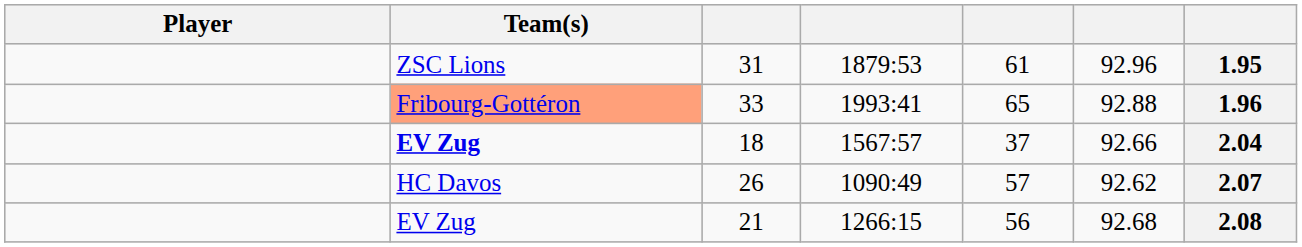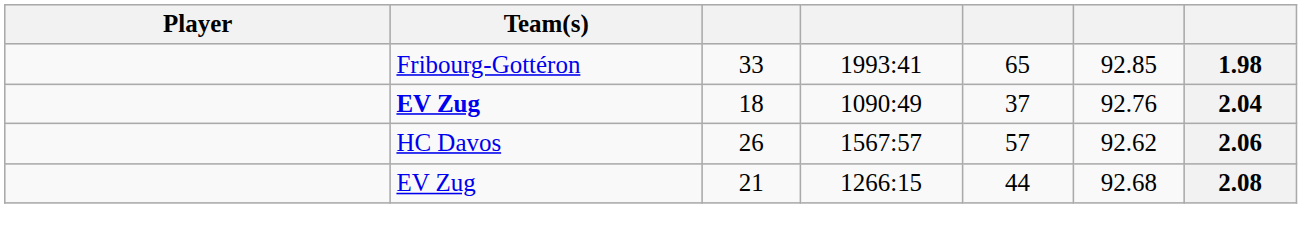- row: (751, 63)
(488, 103) lightsalmon background -> (488, 63) no background
(1129, 103) 92.88 -> (1129, 63) 92.85
(1240, 103) 1.96 -> (1240, 63) 1.98
(881, 143) 1567:57 -> (881, 103) 1090:49
(1129, 143) 92.66 -> (1129, 103) 92.76
(881, 182) 1090:49 -> (881, 143) 1567:57
(1240, 182) 2.07 -> (1240, 143) 2.06
(1018, 222) 56 -> (1018, 182) 44
